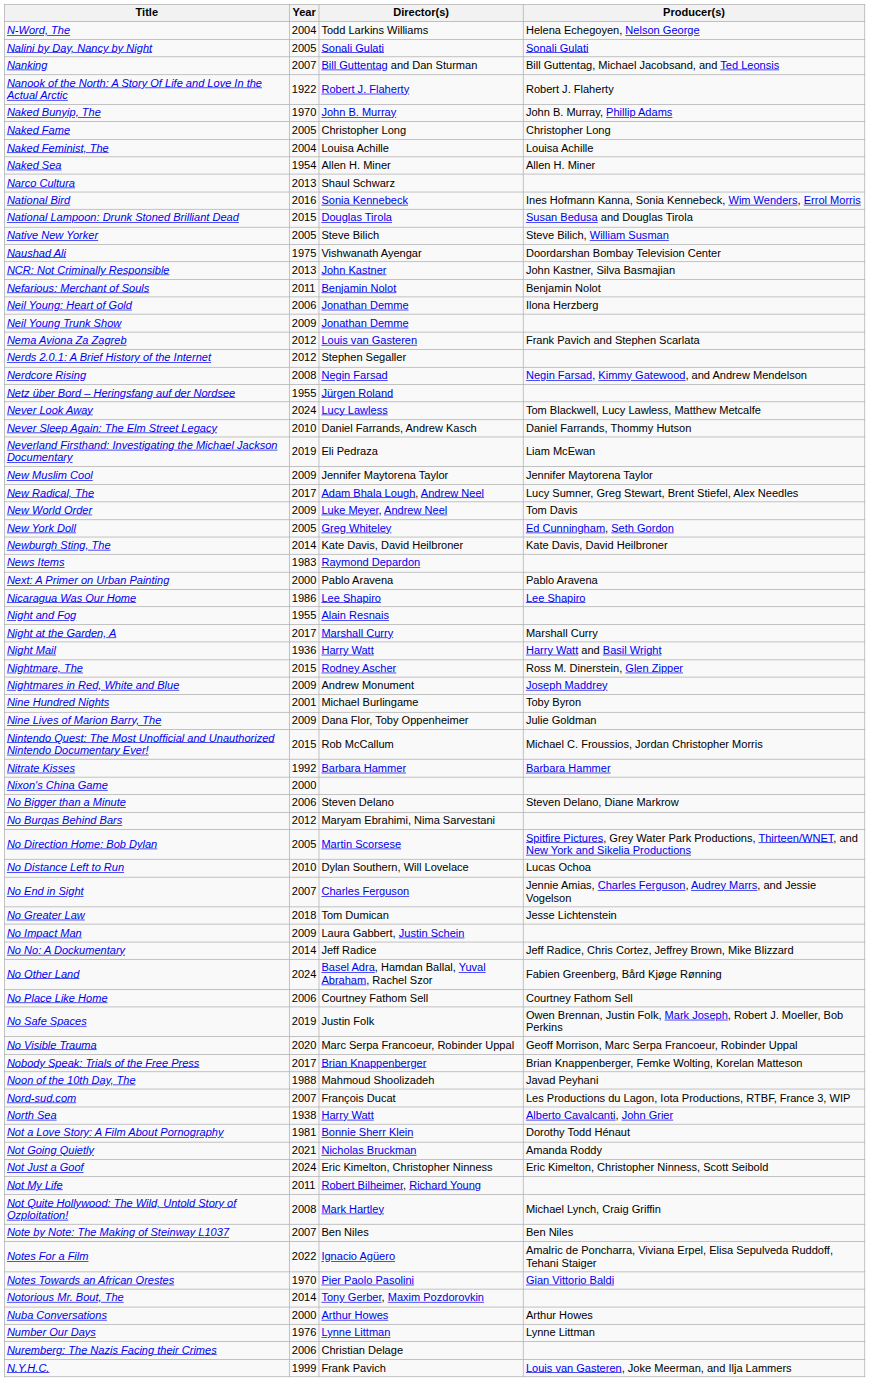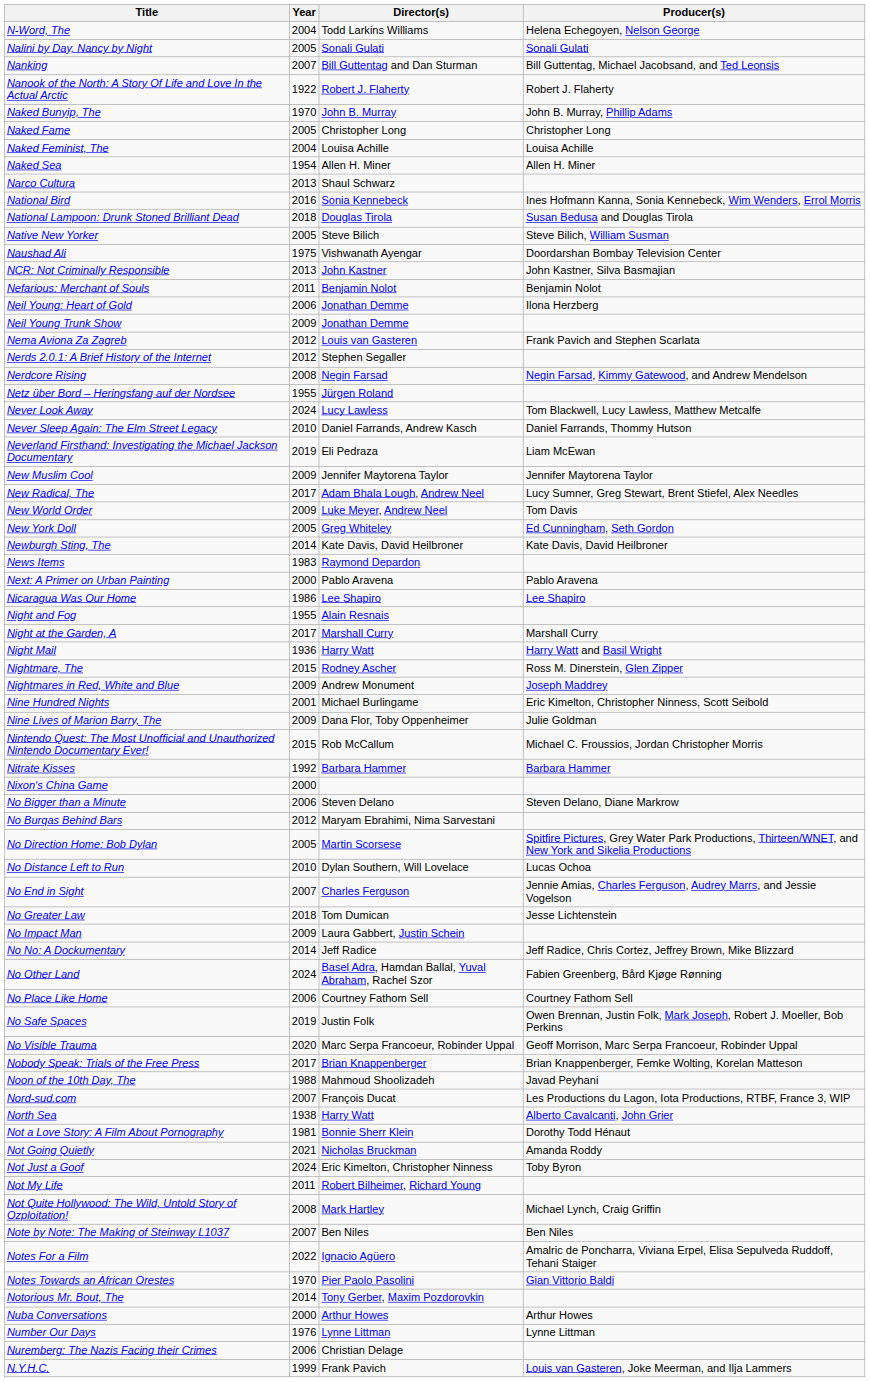(304, 218) 2015 -> (304, 218) 2018
(554, 703) Toby Byron -> (647, 703) Eric Kimelton, Christopher Ninness, Scott Seibold
(647, 1168) Eric Kimelton, Christopher Ninness, Scott Seibold -> (554, 1168) Toby Byron
